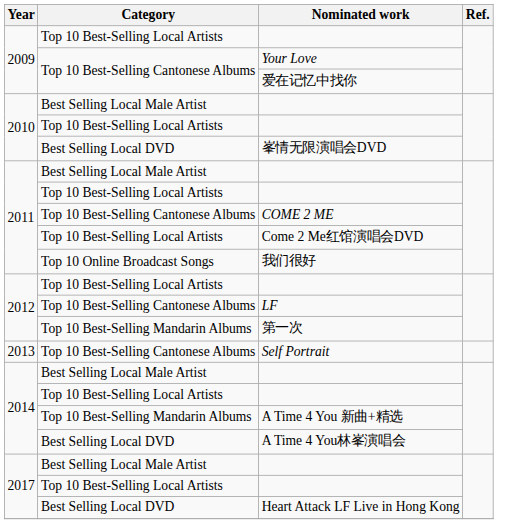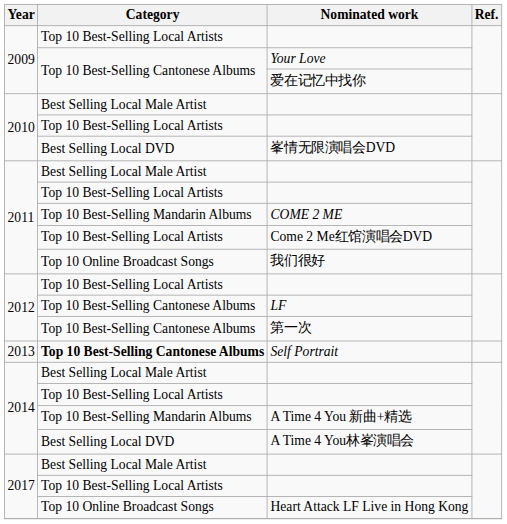(148, 214) Top 10 Best-Selling Cantonese Albums -> (146, 214) Top 10 Best-Selling Mandarin Albums
(146, 328) Top 10 Best-Selling Mandarin Albums -> (148, 328) Top 10 Best-Selling Cantonese Albums
(148, 351) normal -> (153, 351) bold
(108, 507) Best Selling Local DVD -> (127, 507) Top 10 Online Broadcast Songs
